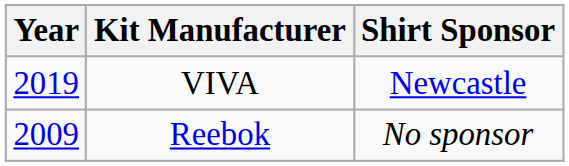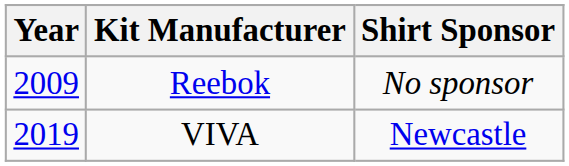rows swapped: (220, 134) <-> (220, 82)
